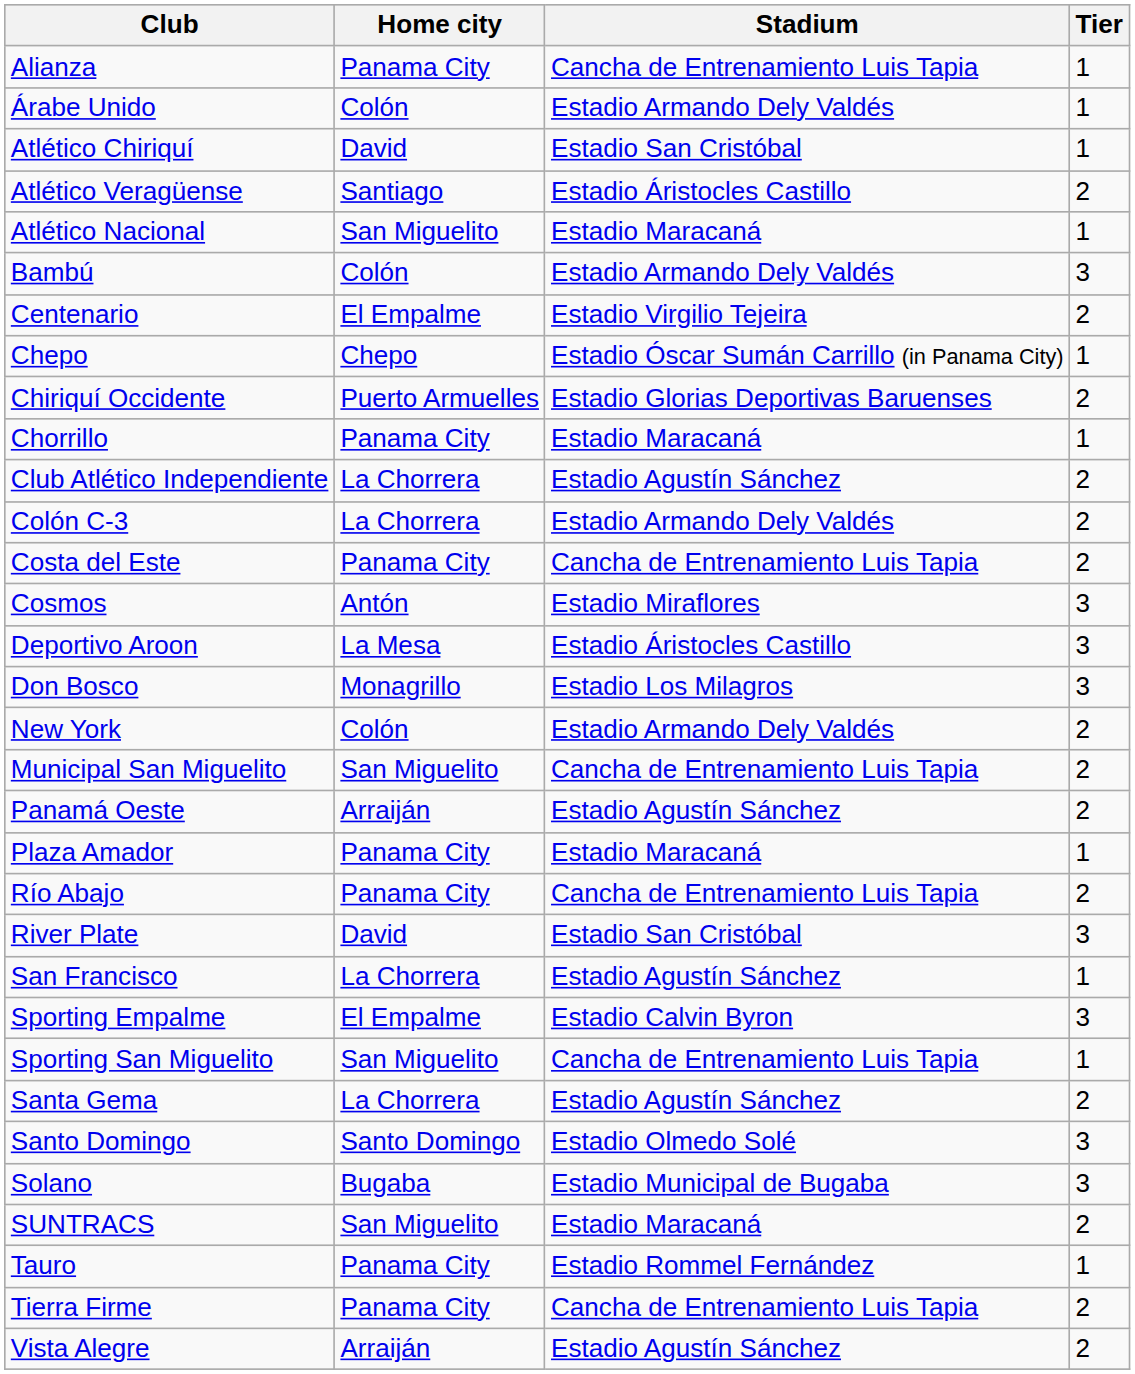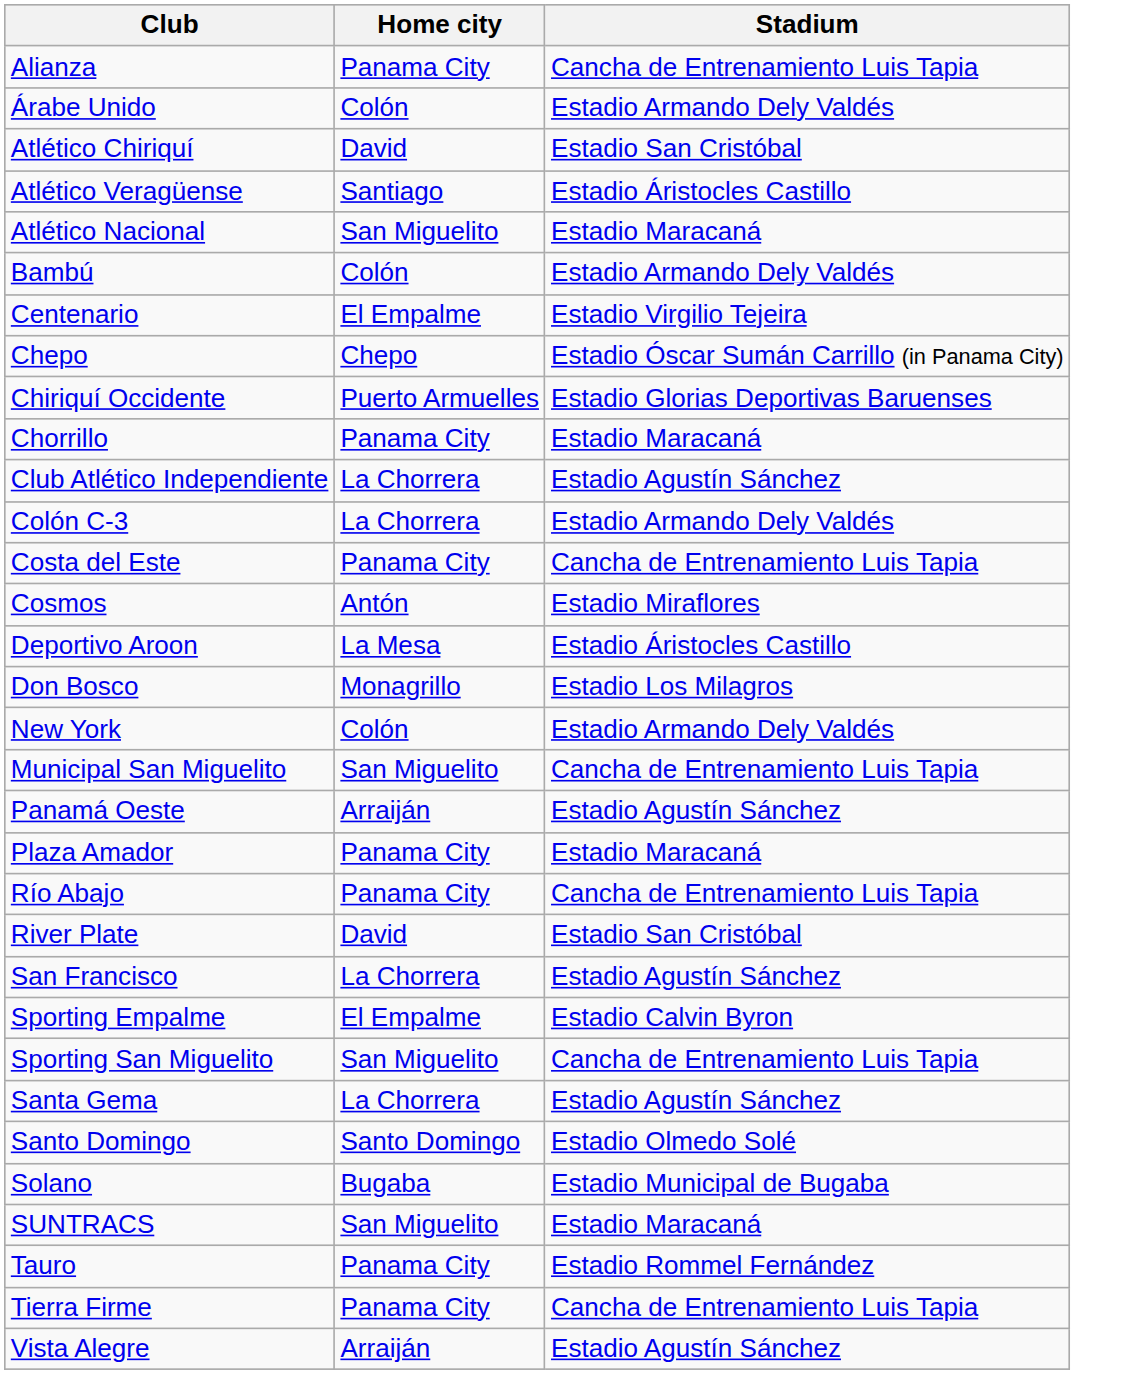- column: (1099, 25)
